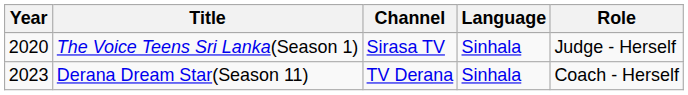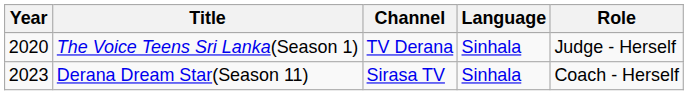(406, 47) Sirasa TV -> (410, 47) TV Derana
(410, 75) TV Derana -> (406, 75) Sirasa TV
